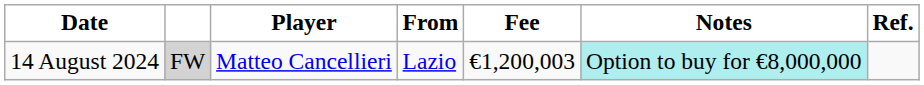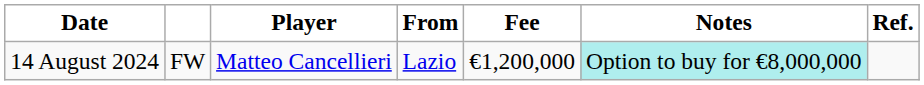(188, 60) lightgrey background -> (188, 60) no background
(522, 60) €1,200,003 -> (522, 60) €1,200,000
